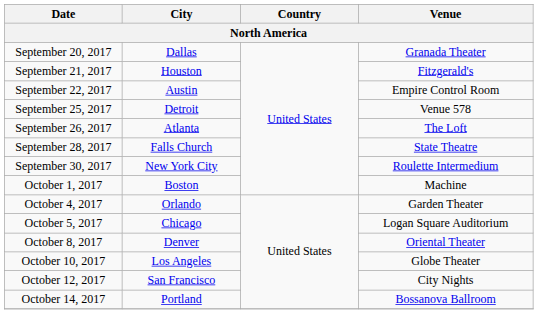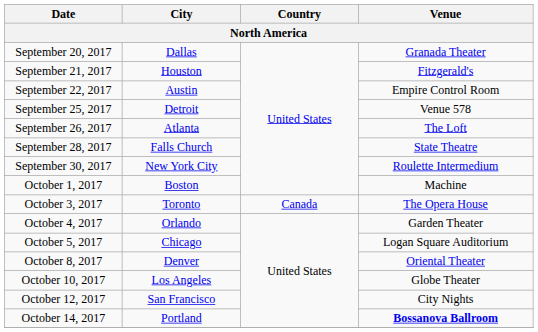+ row: (63, 204)
(446, 299) normal -> (446, 318) bold
